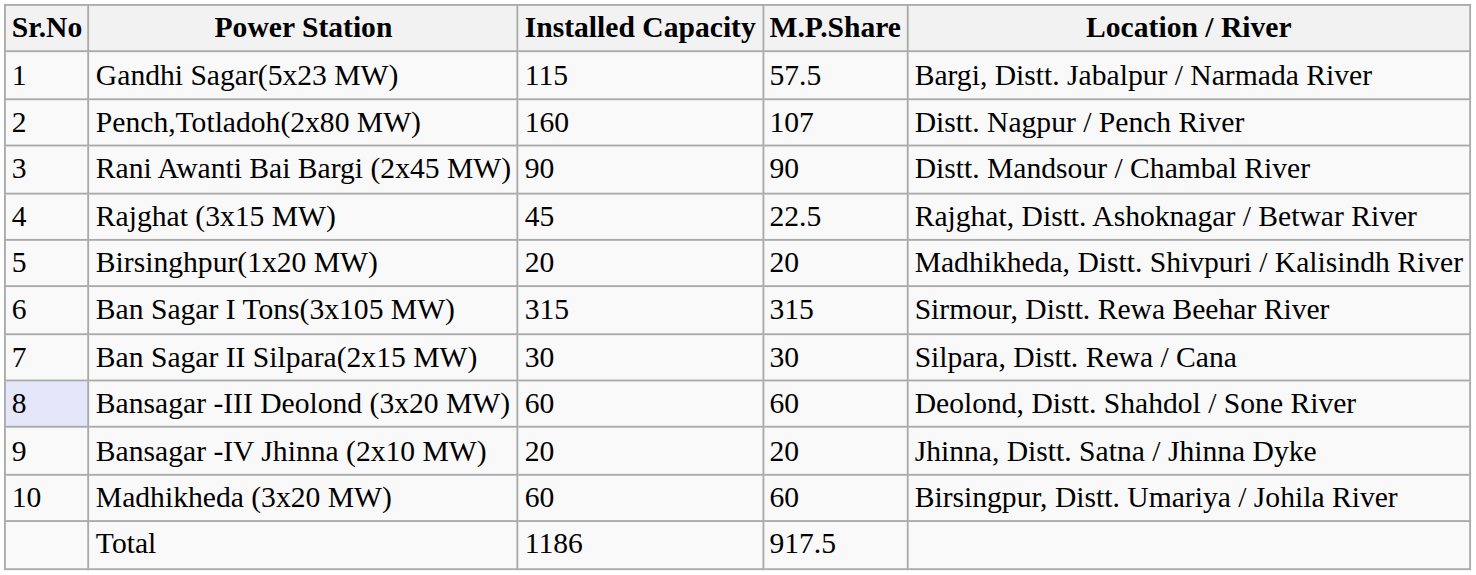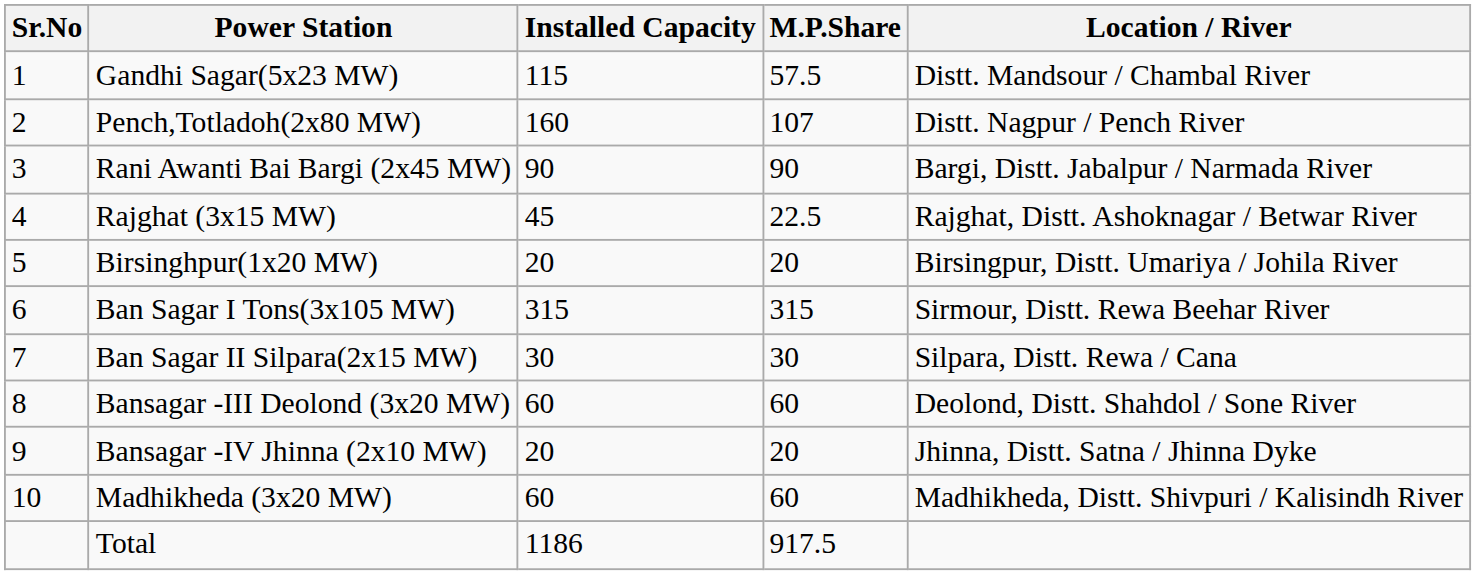(1143, 74) Bargi, Distt. Jabalpur / Narmada River -> (1112, 74) Distt. Mandsour / Chambal River
(1112, 168) Distt. Mandsour / Chambal River -> (1143, 168) Bargi, Distt. Jabalpur / Narmada River
(1189, 262) Madhikheda, Distt. Shivpuri / Kalisindh River -> (1156, 262) Birsingpur, Distt. Umariya / Johila River
(19, 403) lavender background -> (19, 403) no background
(1156, 497) Birsingpur, Distt. Umariya / Johila River -> (1189, 497) Madhikheda, Distt. Shivpuri / Kalisindh River
